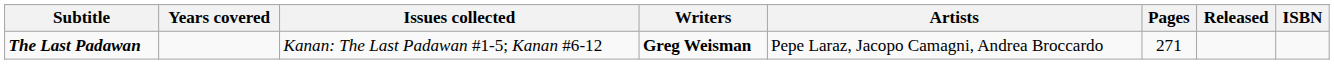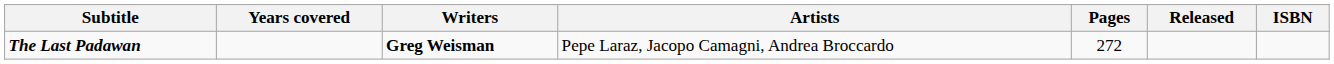- column: (459, 18)
(1169, 45) 271 -> (1109, 45) 272
